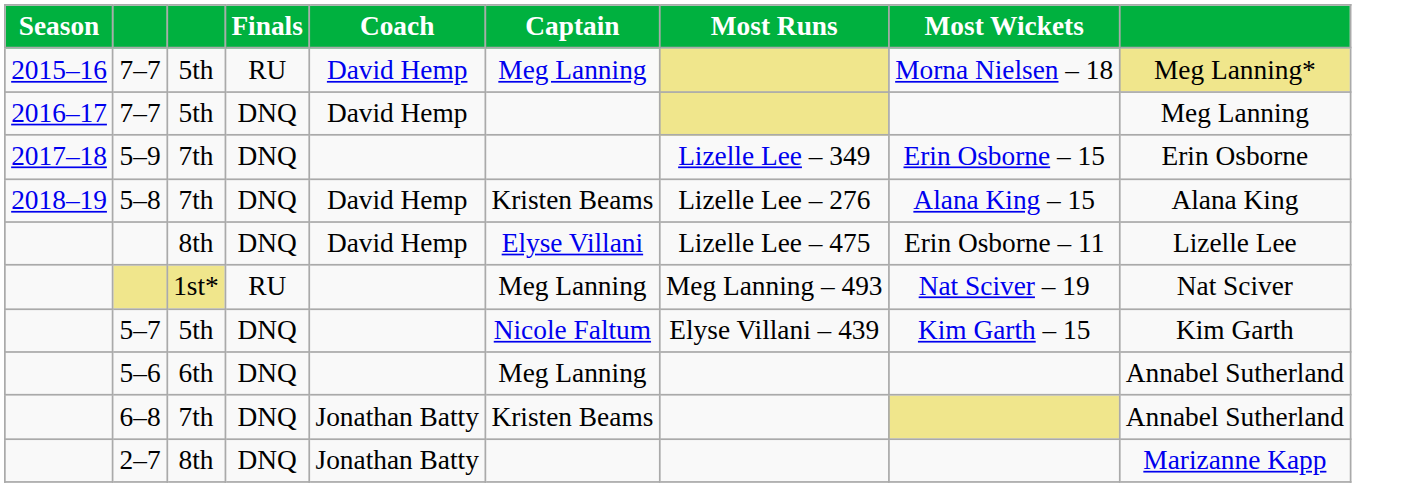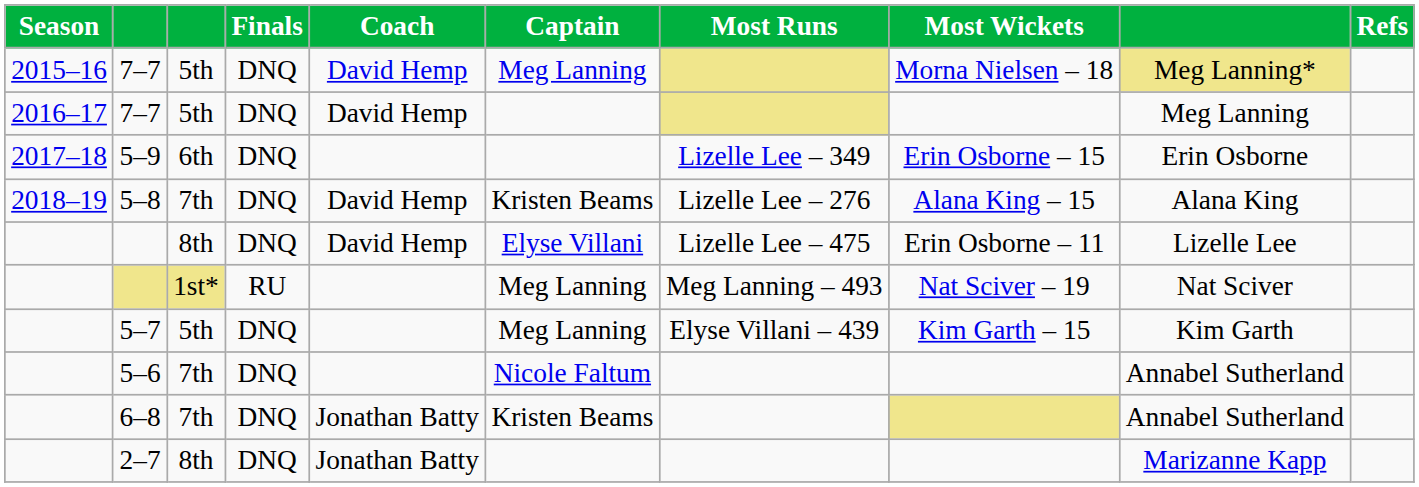+ column: (1382, 26)
(267, 69) RU -> (267, 69) DNQ
(196, 156) 7th -> (196, 156) 6th
(572, 329) Nicole Faltum -> (572, 329) Meg Lanning
(196, 373) 6th -> (196, 373) 7th
(572, 373) Meg Lanning -> (572, 373) Nicole Faltum
